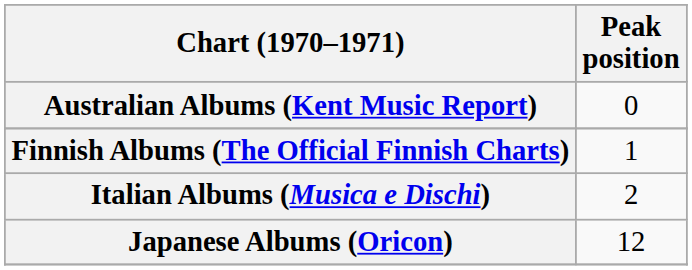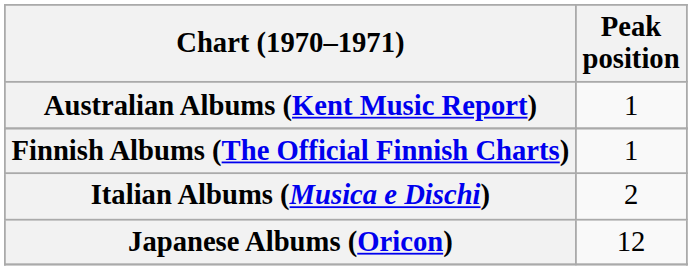(631, 104) 0 -> (631, 104) 1
